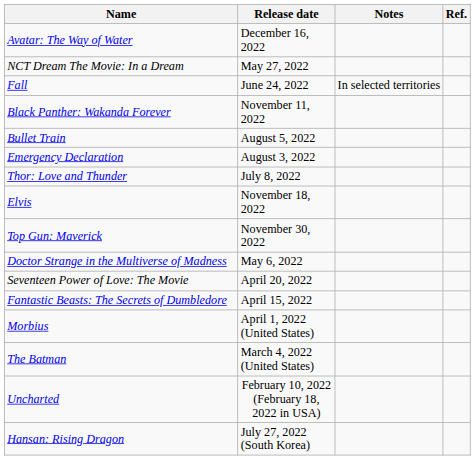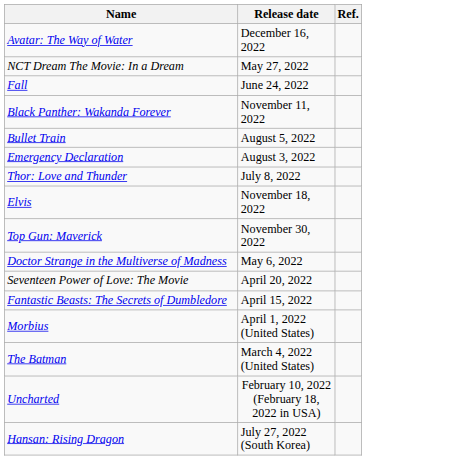- column: (389, 14)
